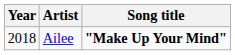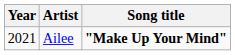(22, 38) 2018 -> (22, 38) 2021
